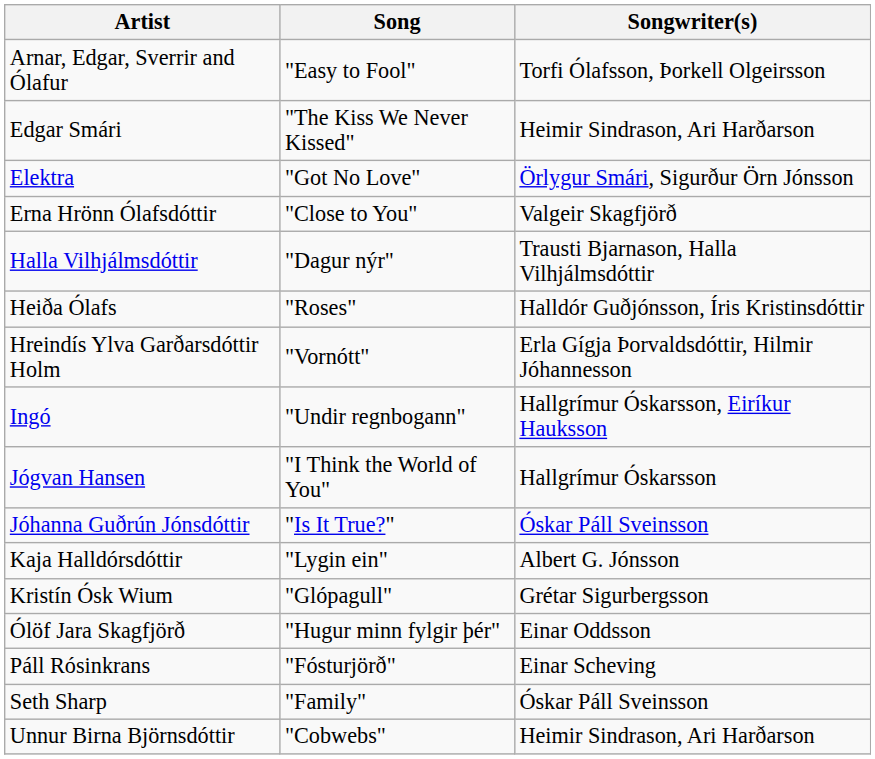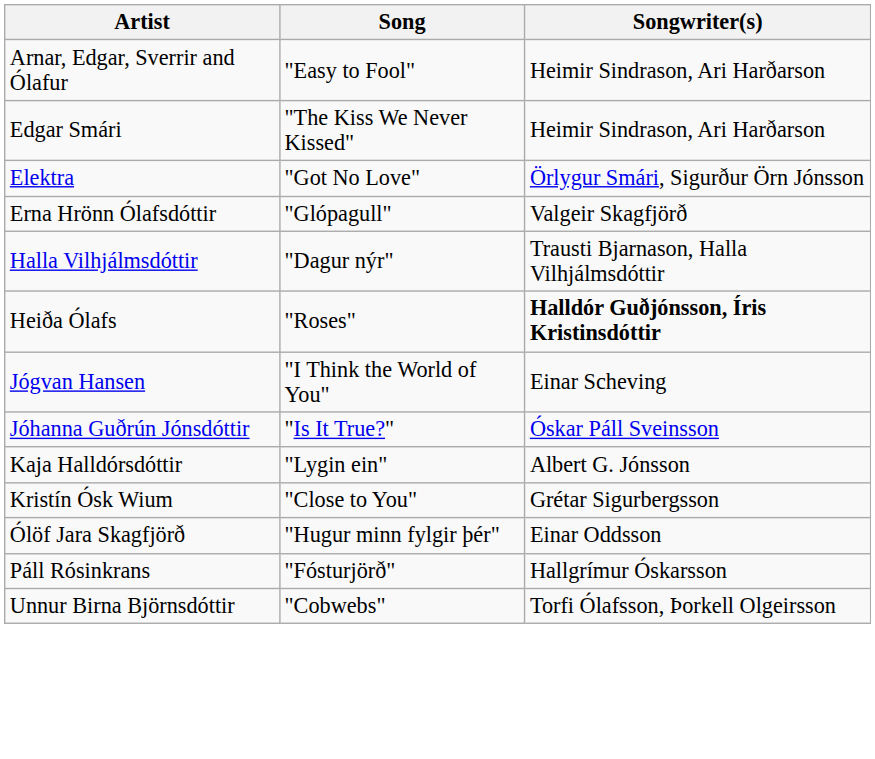(672, 69) Torfi Ólafsson, Þorkell Olgeirsson -> (677, 69) Heimir Sindrason, Ari Harðarson
(351, 213) "Close to You" -> (338, 213) "Glópagull"
(692, 308) normal -> (648, 321) bold
- row: (134, 356)
- row: (30, 416)
(618, 477) Hallgrímur Óskarsson -> (598, 381) Einar Scheving
(338, 595) "Glópagull" -> (351, 499) "Close to You"
(588, 666) Einar Scheving -> (628, 570) Hallgrímur Óskarsson
- row: (58, 701)
(667, 736) Heimir Sindrason, Ari Harðarson -> (683, 605) Torfi Ólafsson, Þorkell Olgeirsson
